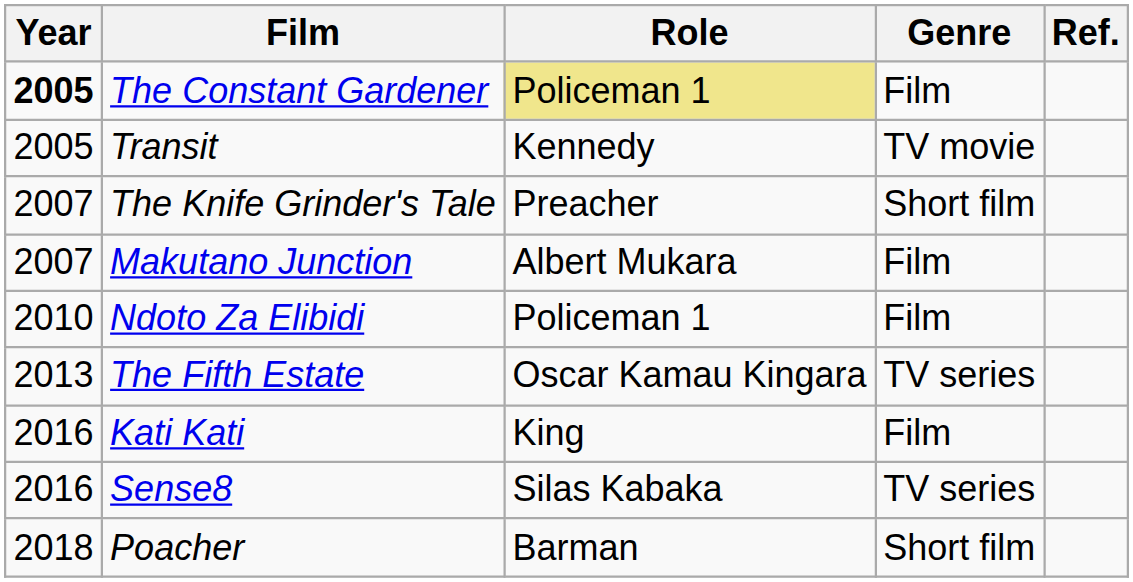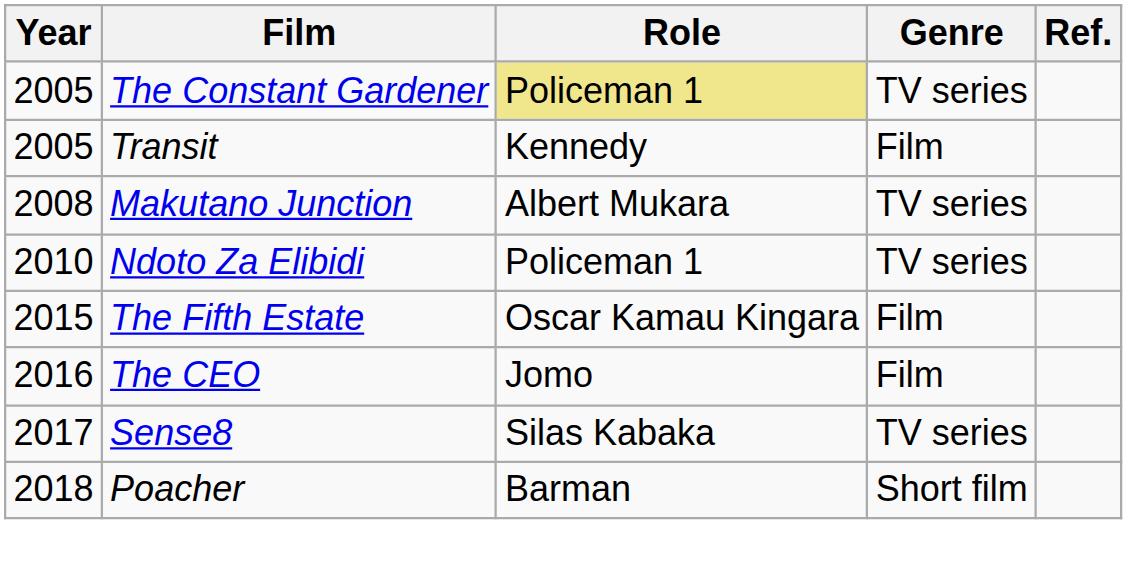(53, 90) bold -> (53, 90) normal
(917, 90) Film -> (952, 90) TV series
(959, 147) TV movie -> (910, 147) Film
- row: (303, 204)
(53, 261) 2007 -> (53, 204) 2008
(917, 261) Film -> (952, 204) TV series
(917, 318) Film -> (952, 261) TV series
(53, 375) 2013 -> (53, 318) 2015
(959, 375) TV series -> (910, 318) Film
+ row: (185, 375)
- row: (177, 432)
(53, 489) 2016 -> (53, 432) 2017
